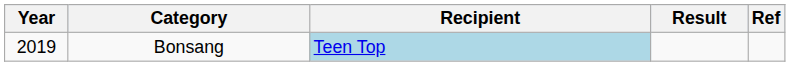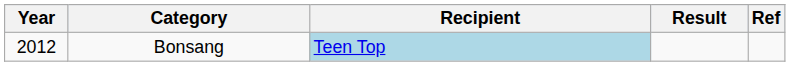(36, 46) 2019 -> (36, 46) 2012
